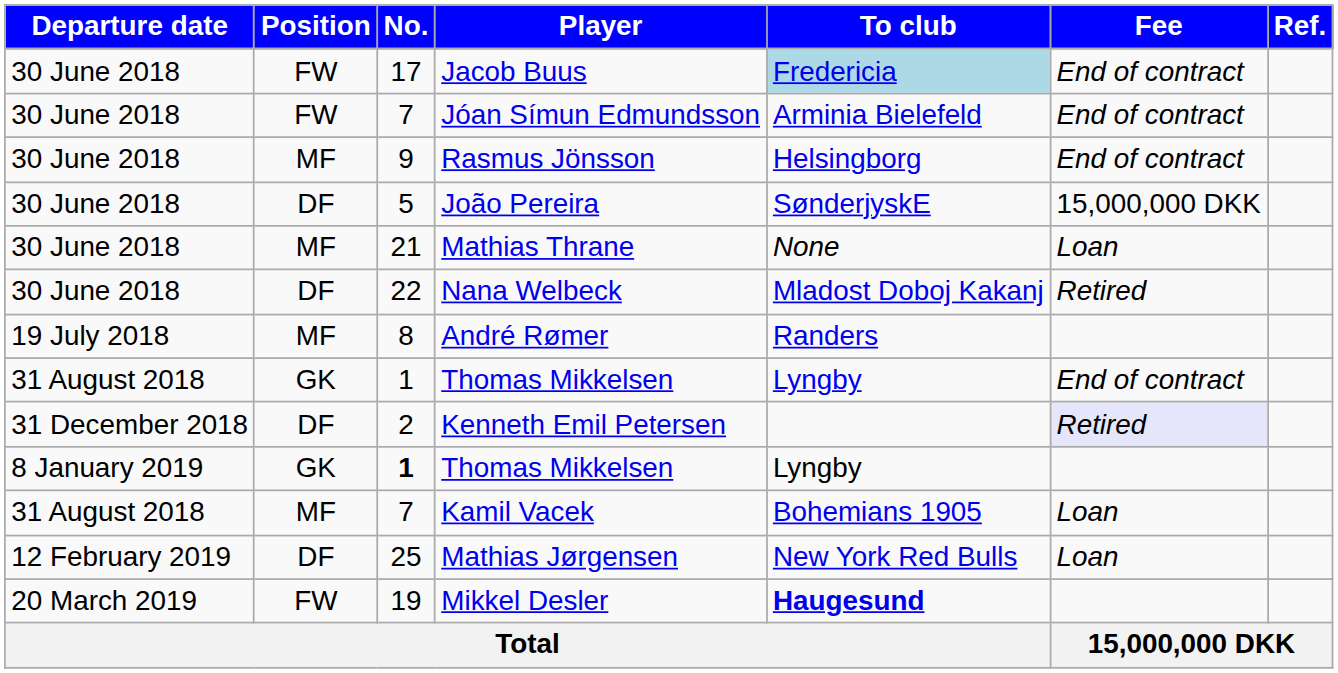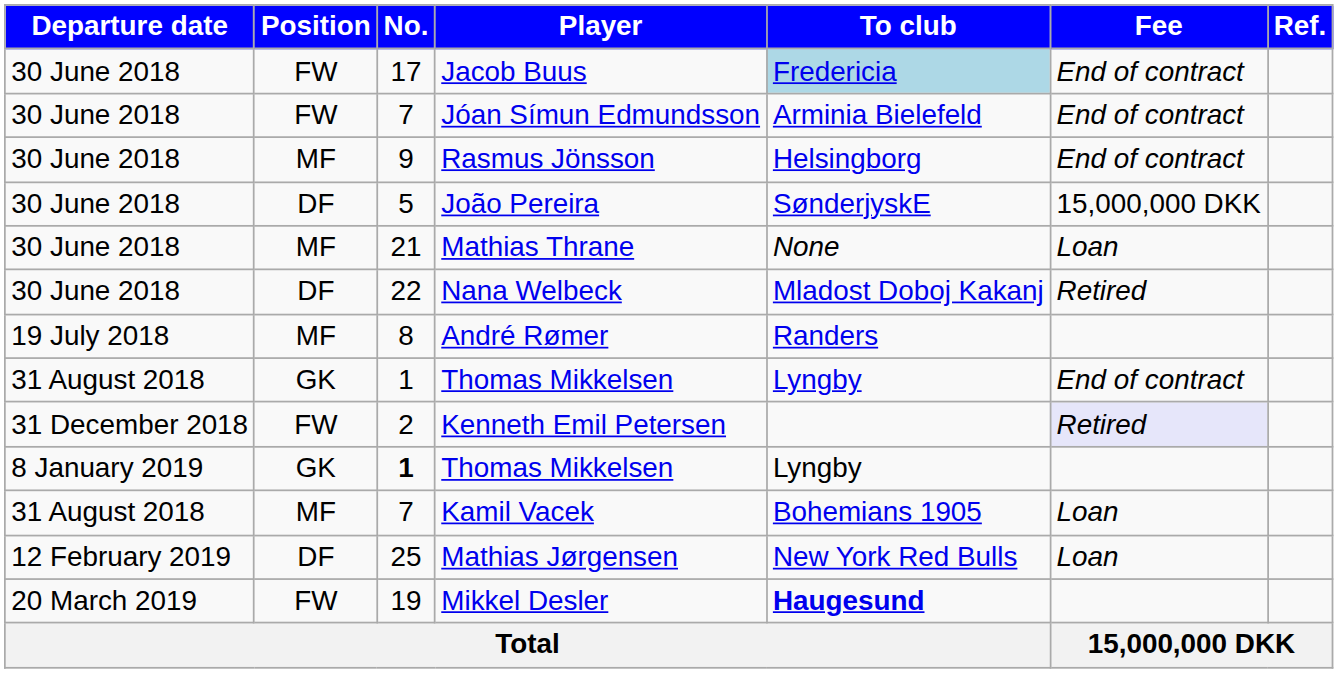(316, 423) DF -> (316, 423) FW
